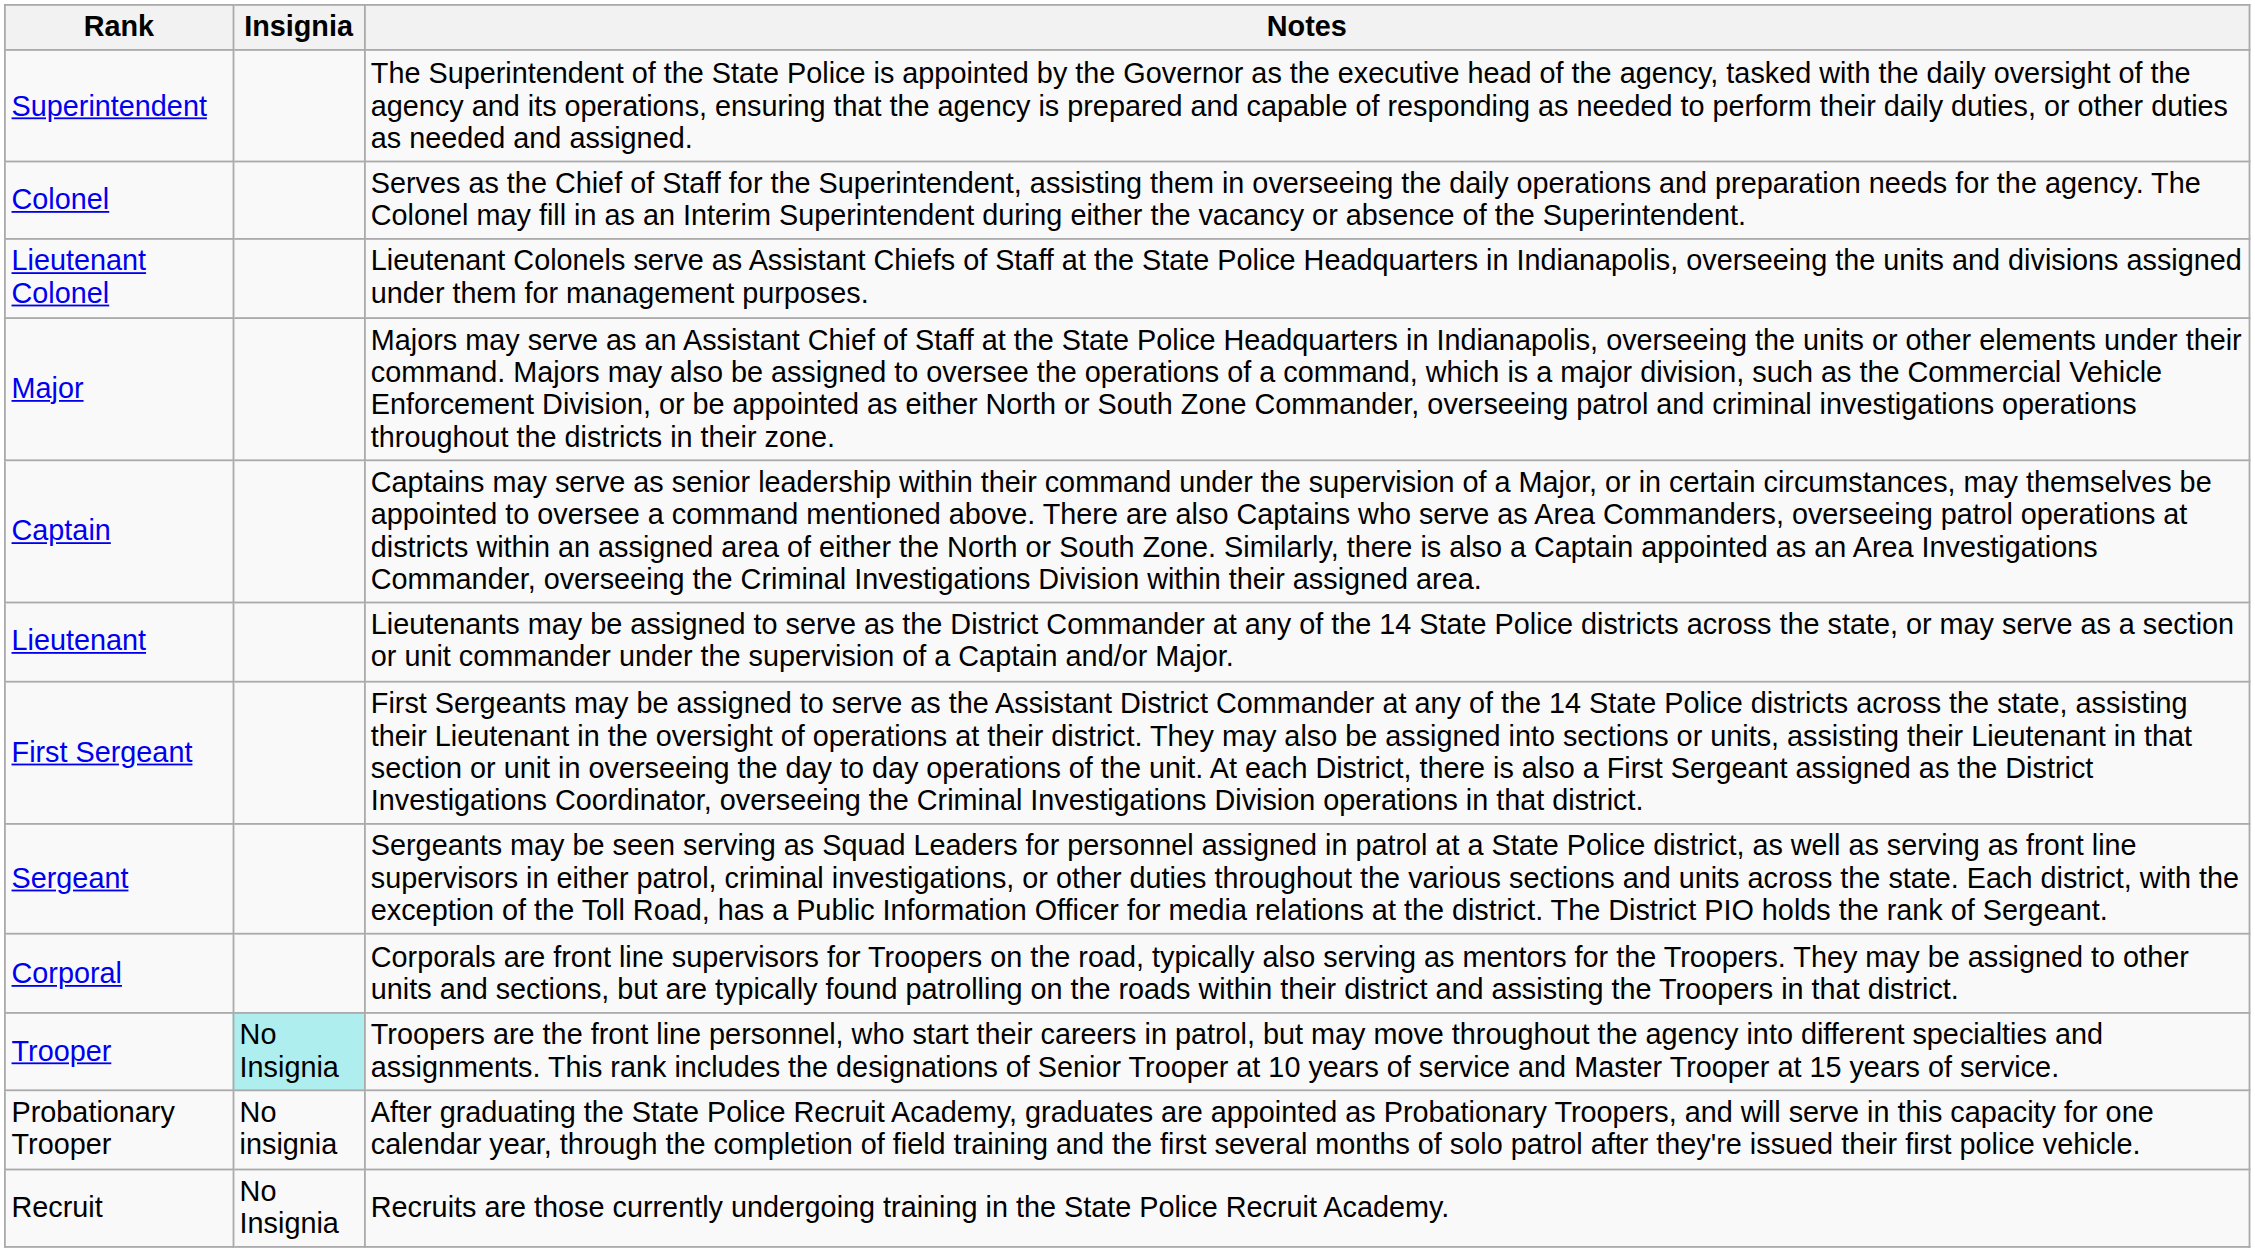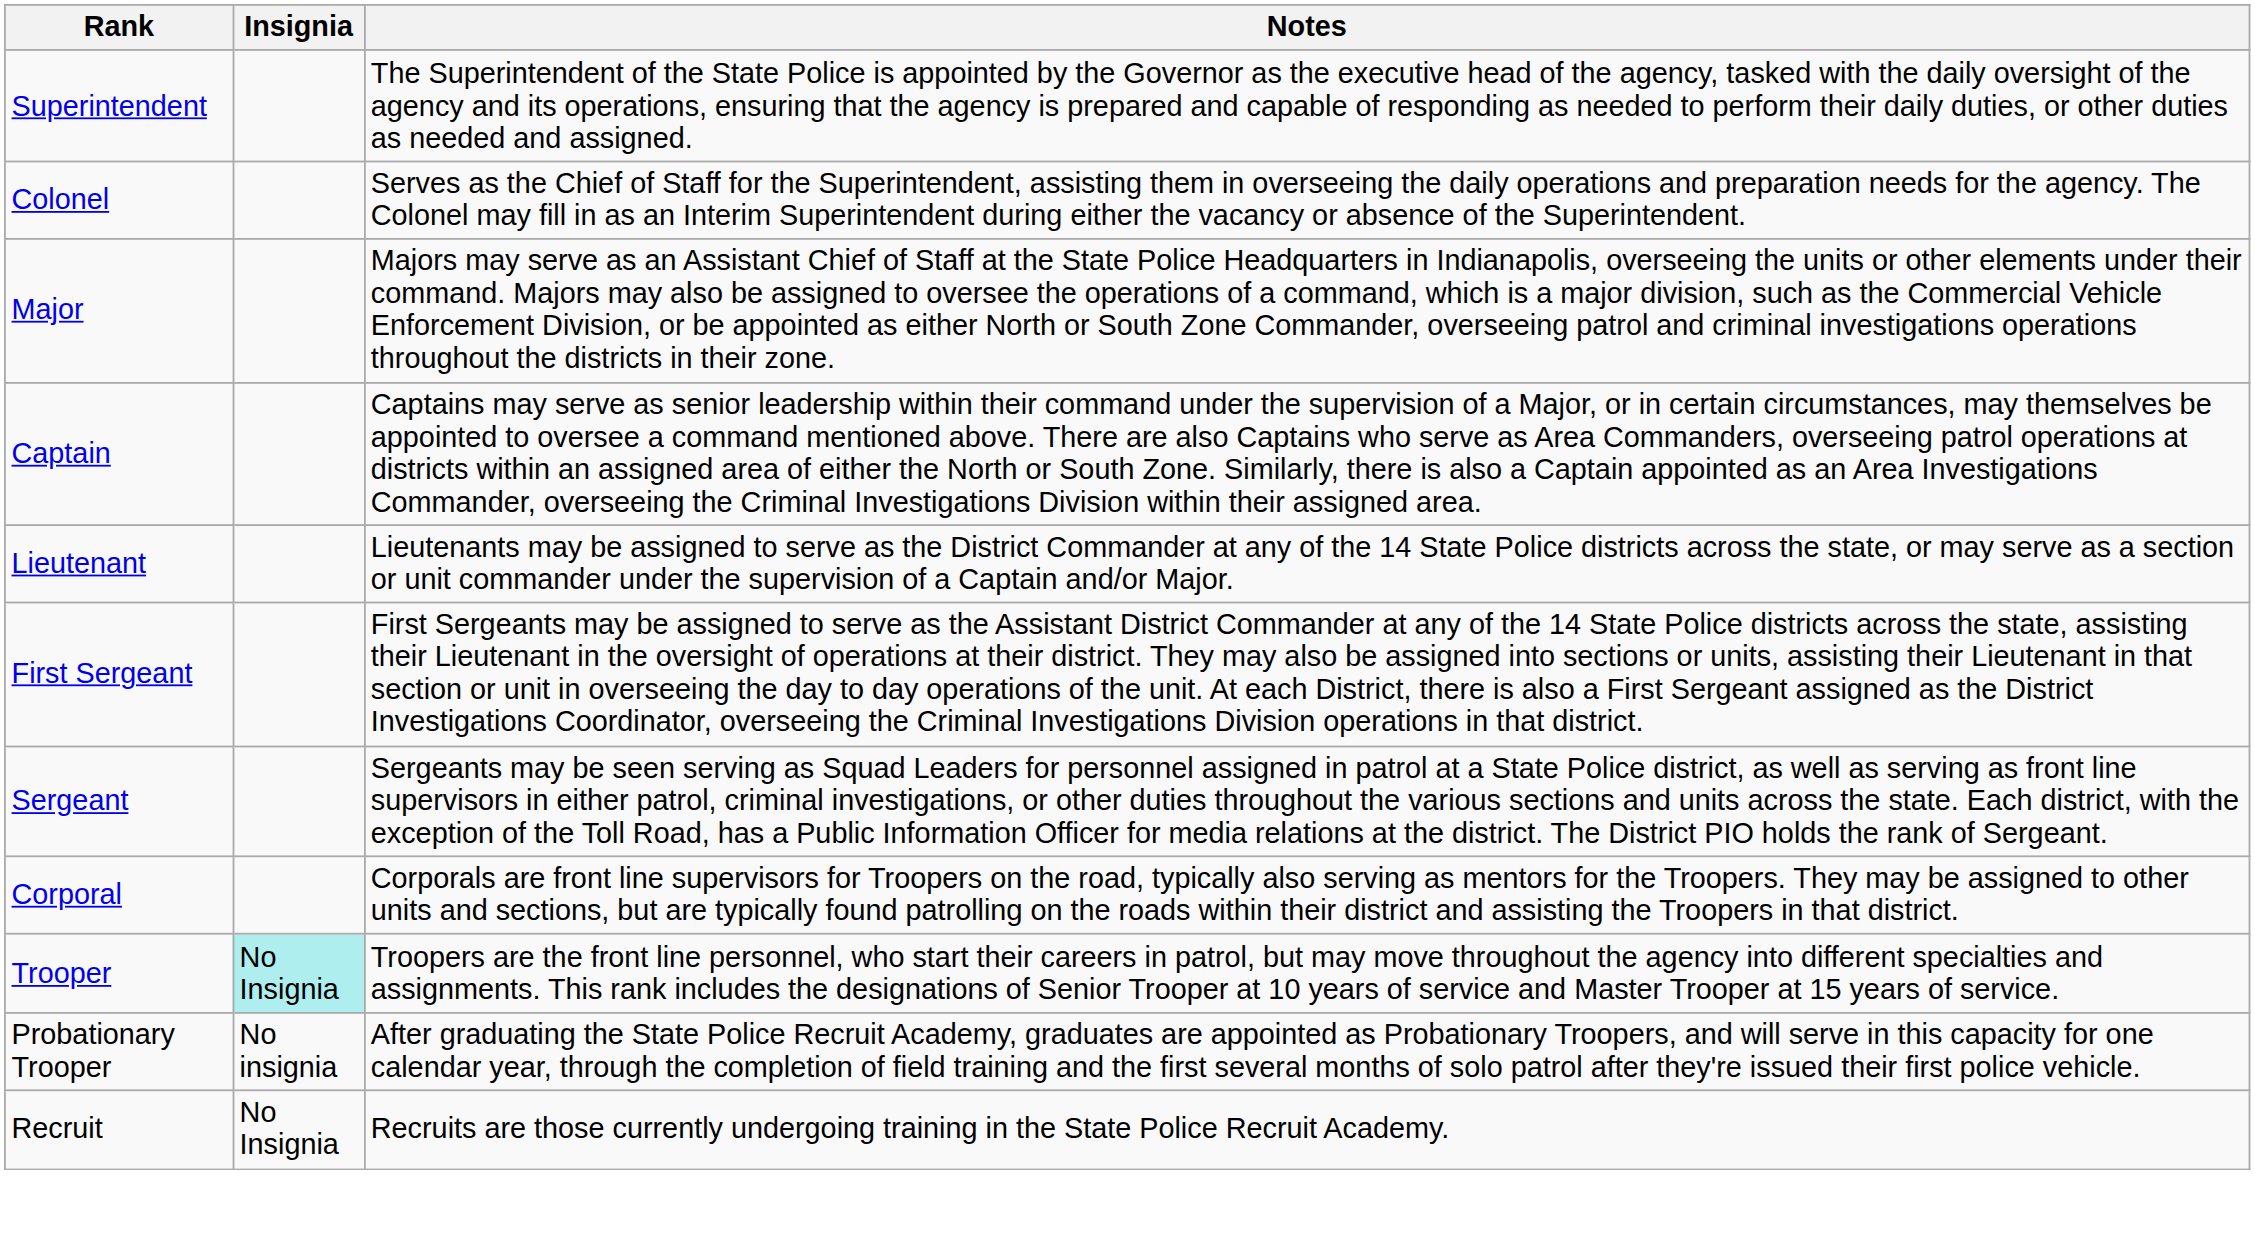- row: (79, 277)
